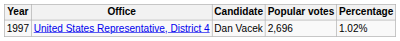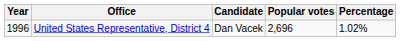(18, 28) 1997 -> (18, 28) 1996
